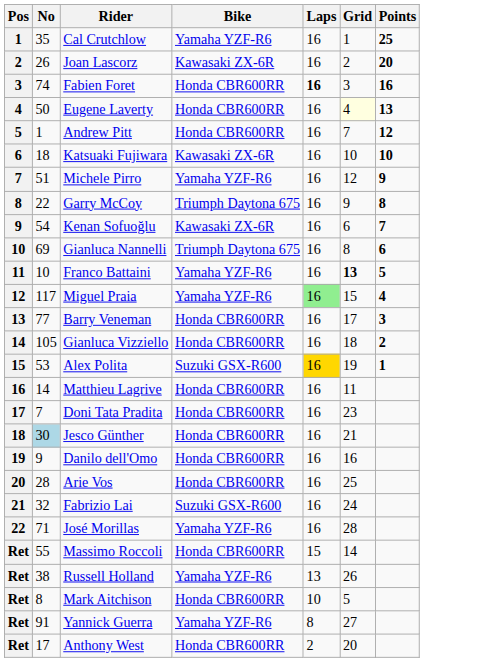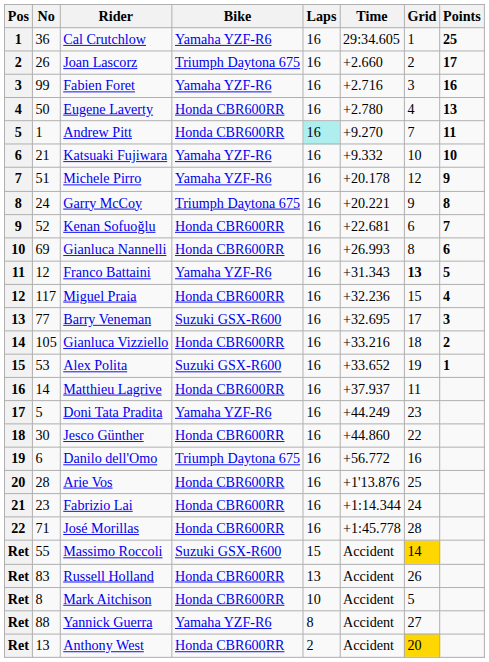+ column: (372, 16)
(43, 39) 35 -> (43, 39) 36
(225, 62) Kawasaki ZX-6R -> (238, 62) Triumph Daytona 675
(386, 62) 20 -> (450, 62) 17
(43, 86) 74 -> (43, 86) 99
(230, 86) Honda CBR600RR -> (223, 86) Yamaha YZF-R6
(314, 86) bold -> (314, 86) normal
(347, 109) lightyellow background -> (411, 109) no background
(314, 132) no background -> (314, 132) paleturquoise background
(386, 132) 12 -> (450, 132) 11
(43, 156) 18 -> (43, 156) 21
(225, 156) Kawasaki ZX-6R -> (223, 156) Yamaha YZF-R6
(43, 202) 22 -> (43, 202) 24
(43, 226) 54 -> (43, 226) 52
(225, 226) Kawasaki ZX-6R -> (230, 226) Honda CBR600RR
(238, 249) Triumph Daytona 675 -> (230, 249) Honda CBR600RR
(43, 272) 10 -> (43, 272) 12
(223, 296) Yamaha YZF-R6 -> (230, 296) Honda CBR600RR
(314, 296) lightgreen background -> (314, 296) no background
(230, 319) Honda CBR600RR -> (228, 319) Suzuki GSX-R600
(314, 365) gold background -> (314, 365) no background
(39, 412) 7 -> (39, 412) 5
(230, 412) Honda CBR600RR -> (223, 412) Yamaha YZF-R6
(43, 435) lightblue background -> (43, 435) no background
(350, 435) 21 -> (414, 435) 22
(39, 459) 9 -> (39, 459) 6
(230, 459) Honda CBR600RR -> (238, 459) Triumph Daytona 675
(43, 505) 32 -> (43, 505) 23
(228, 505) Suzuki GSX-R600 -> (230, 505) Honda CBR600RR
(223, 529) Yamaha YZF-R6 -> (230, 529) Honda CBR600RR
(230, 552) Honda CBR600RR -> (228, 552) Suzuki GSX-R600
(350, 552) no background -> (414, 552) gold background
(43, 575) 38 -> (43, 575) 83
(223, 575) Yamaha YZF-R6 -> (230, 575) Honda CBR600RR
(43, 622) 91 -> (43, 622) 88
(43, 645) 17 -> (43, 645) 13
(350, 645) no background -> (414, 645) gold background
